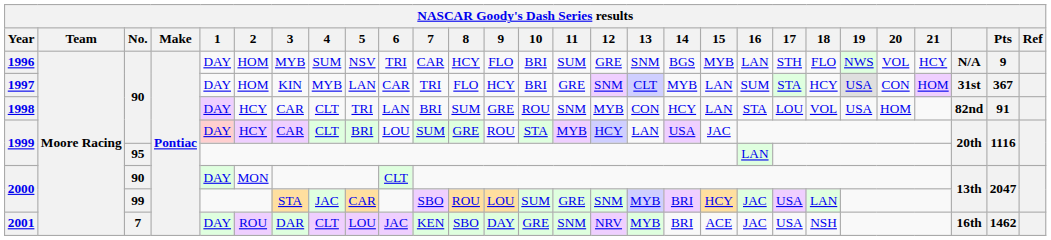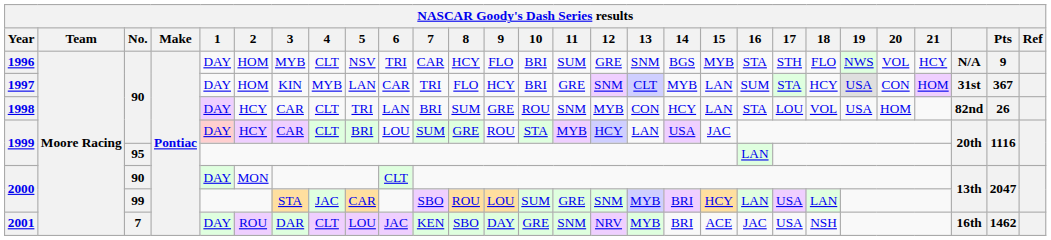(327, 62) SUM -> (327, 62) CLT
(755, 62) LAN -> (755, 62) STA
(1003, 108) 91 -> (1003, 108) 26
(755, 200) JAC -> (755, 200) LAN
